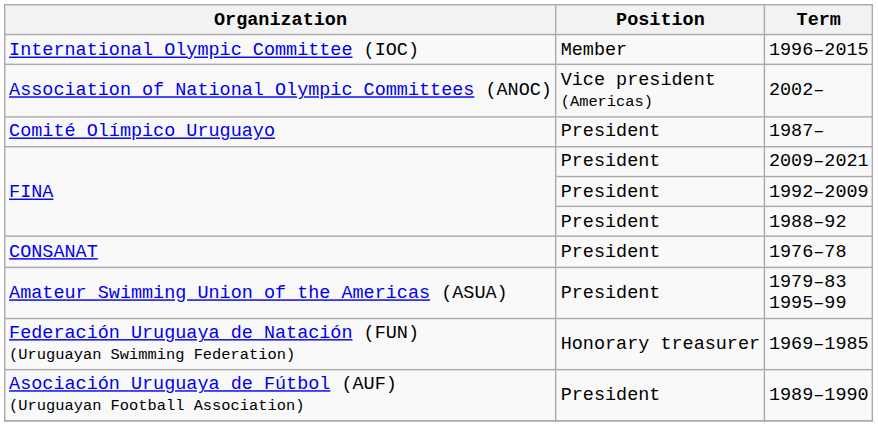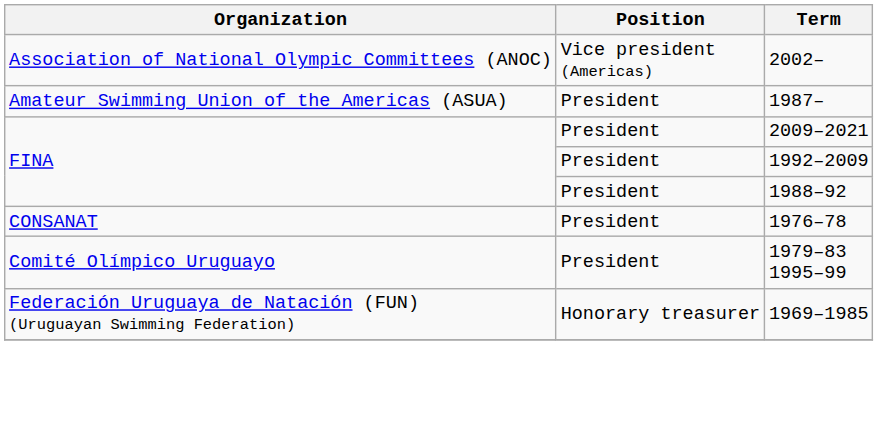- row: (819, 50)
(142, 131) Comité Olímpico Uruguayo -> (258, 101) Amateur Swimming Union of the Americas (ASUA)
(258, 292) Amateur Swimming Union of the Americas (ASUA) -> (142, 262) Comité Olímpico Uruguayo
- row: (819, 395)
